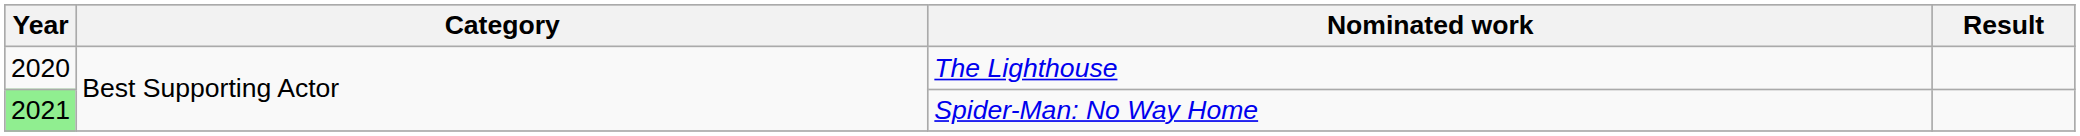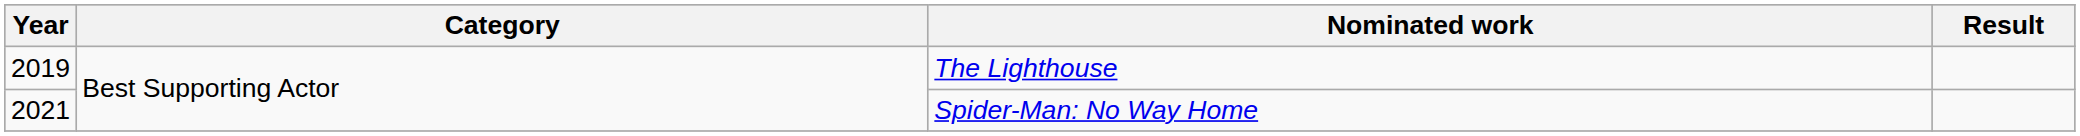(40, 67) 2020 -> (40, 67) 2019
(40, 109) lightgreen background -> (40, 109) no background
